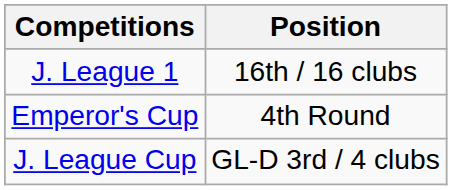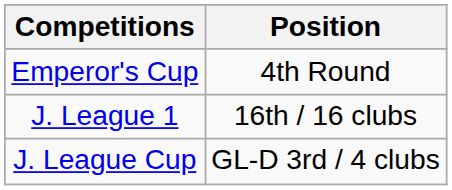rows swapped: (105, 71) <-> (105, 116)
